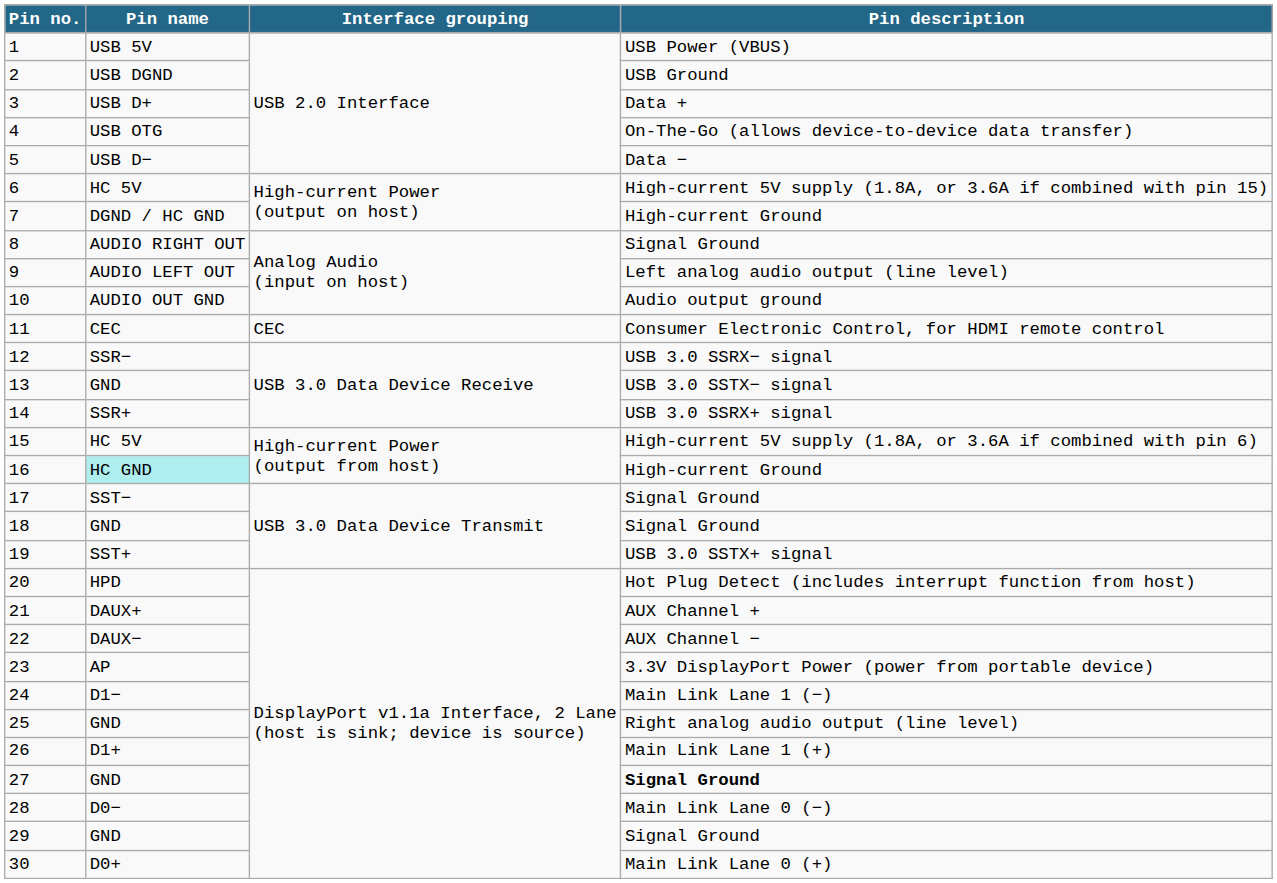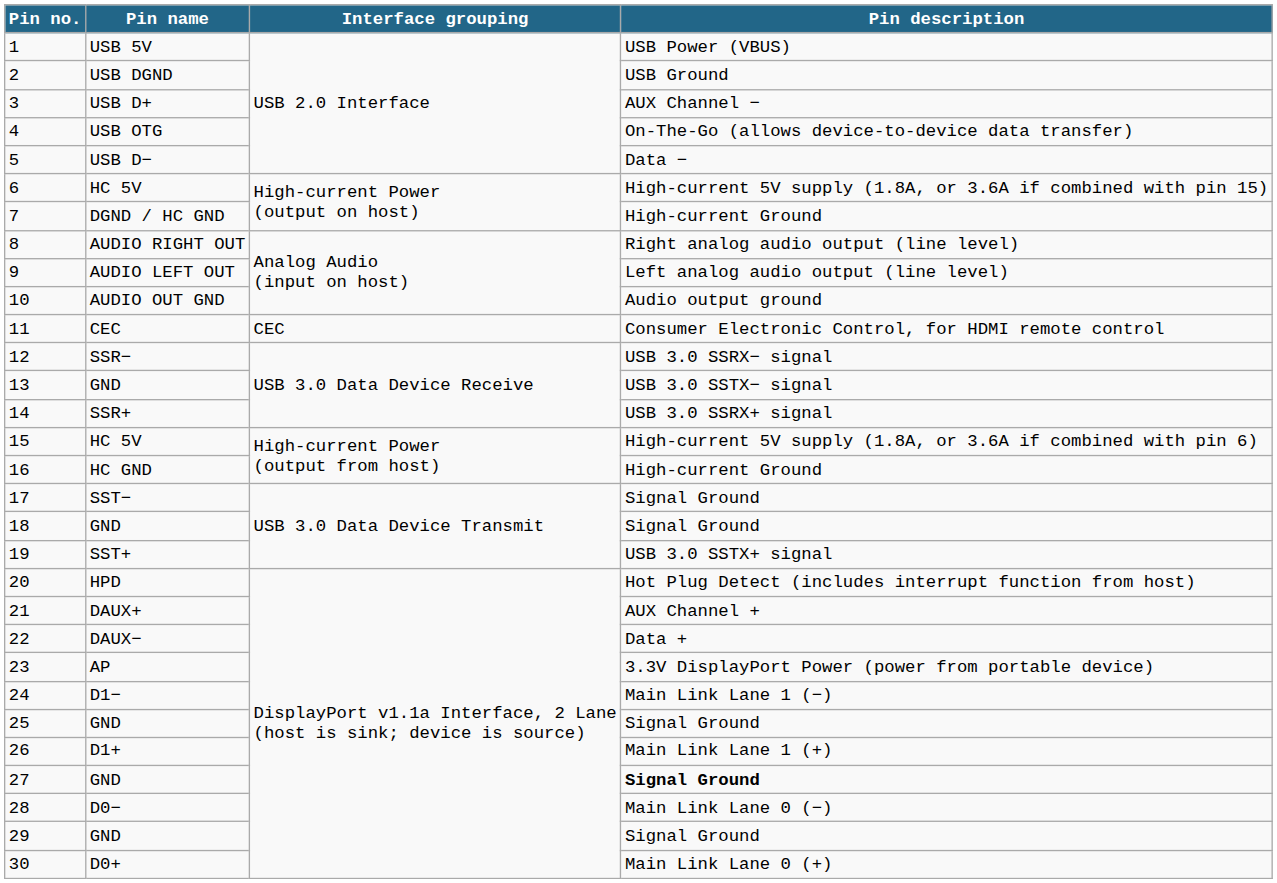(656, 103) Data + -> (692, 103) AUX Channel −
(692, 244) Signal Ground -> (822, 244) Right analog audio output (line level)
(121, 470) paleturquoise background -> (121, 470) no background
(692, 639) AUX Channel − -> (656, 639) Data +
(822, 723) Right analog audio output (line level) -> (692, 723) Signal Ground
